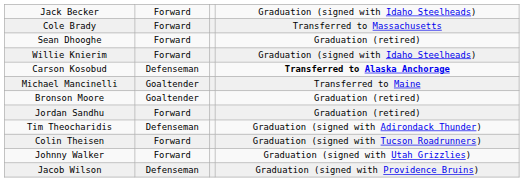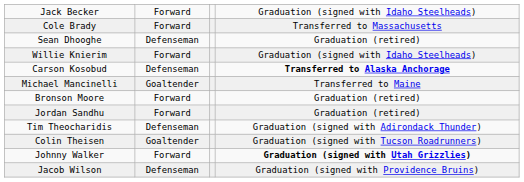(172, 40) Forward -> (172, 40) Defenseman
(172, 98) Goaltender -> (172, 98) Forward
(172, 141) Forward -> (172, 141) Goaltender
(367, 156) normal -> (367, 156) bold
